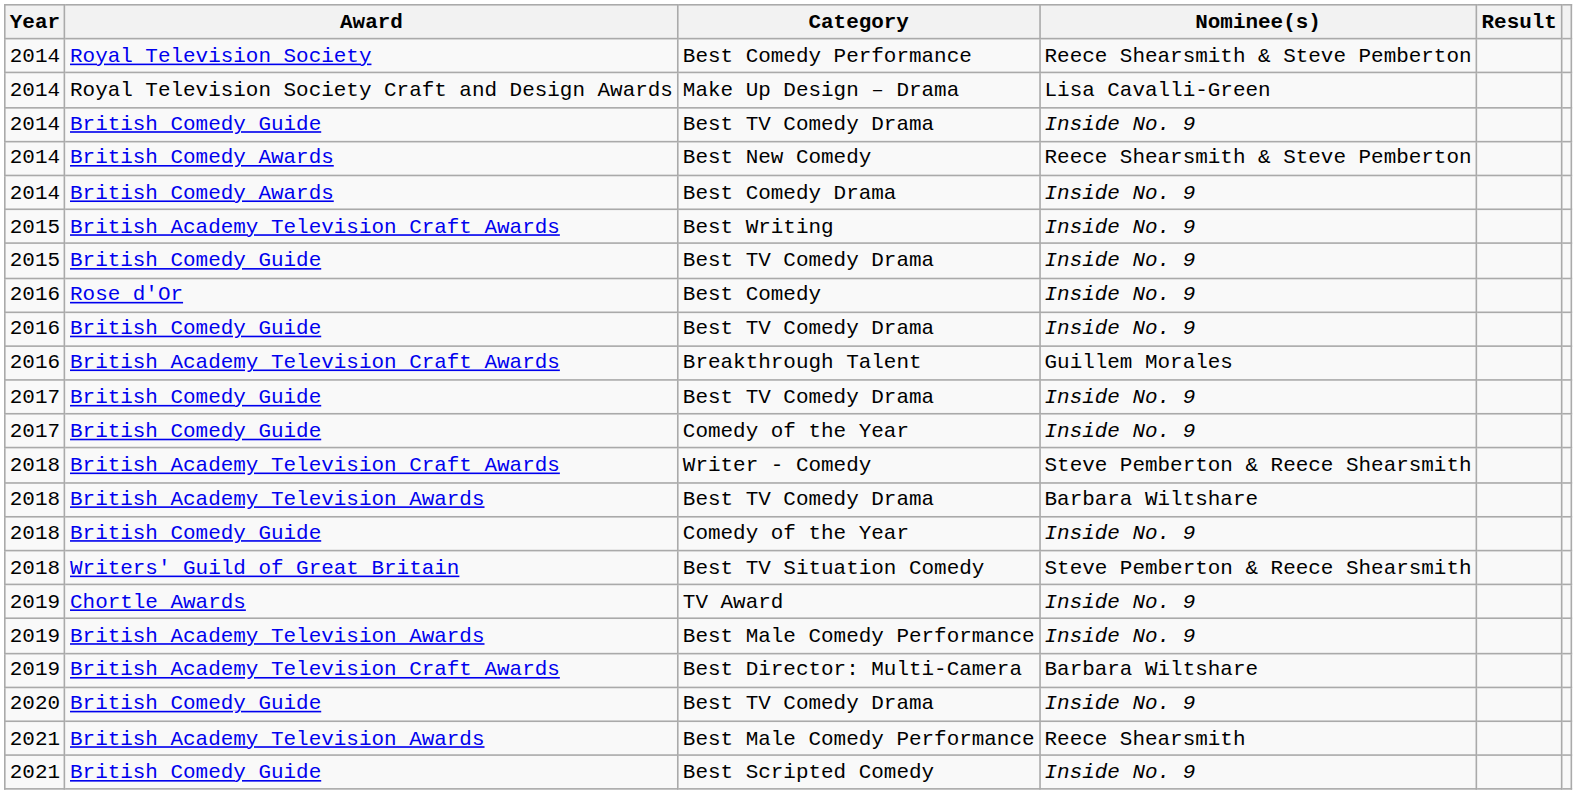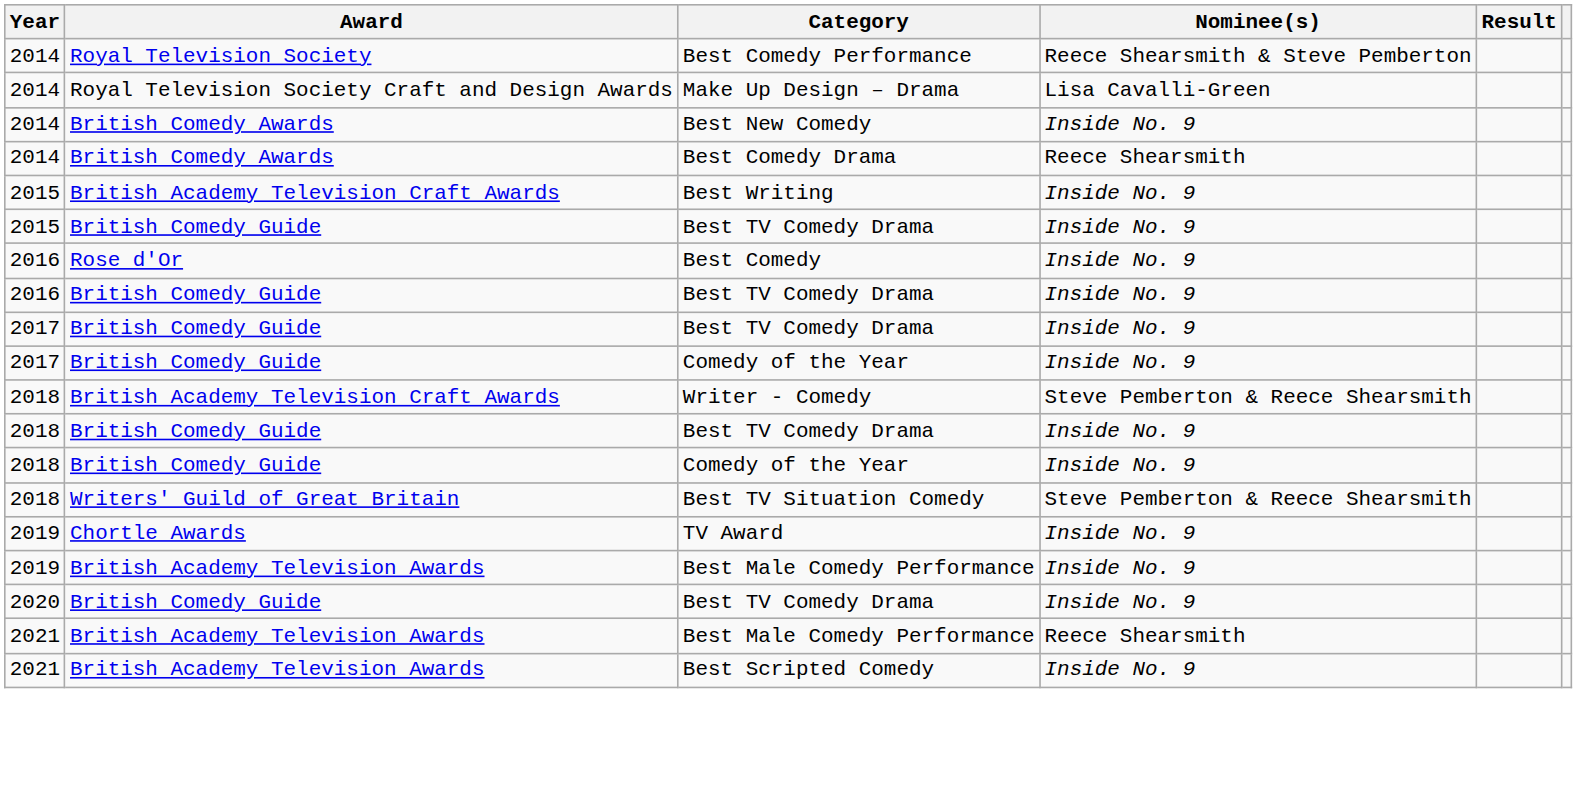- row: (35, 124)
(1258, 158) Reece Shearsmith & Steve Pemberton -> (1120, 124) Inside No. 9
(1120, 192) Inside No. 9 -> (1145, 158) Reece Shearsmith
- row: (35, 363)
(277, 499) British Academy Television Awards -> (196, 431) British Comedy Guide
(1151, 499) Barbara Wiltshare -> (1120, 431) Inside No. 9
- row: (35, 670)
(196, 772) British Comedy Guide -> (277, 670) British Academy Television Awards
